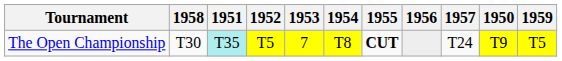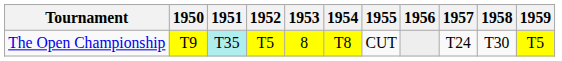columns swapped: (499, 17) <-> (188, 17)
(304, 43) 7 -> (304, 43) 8
(382, 43) bold -> (381, 43) normal
